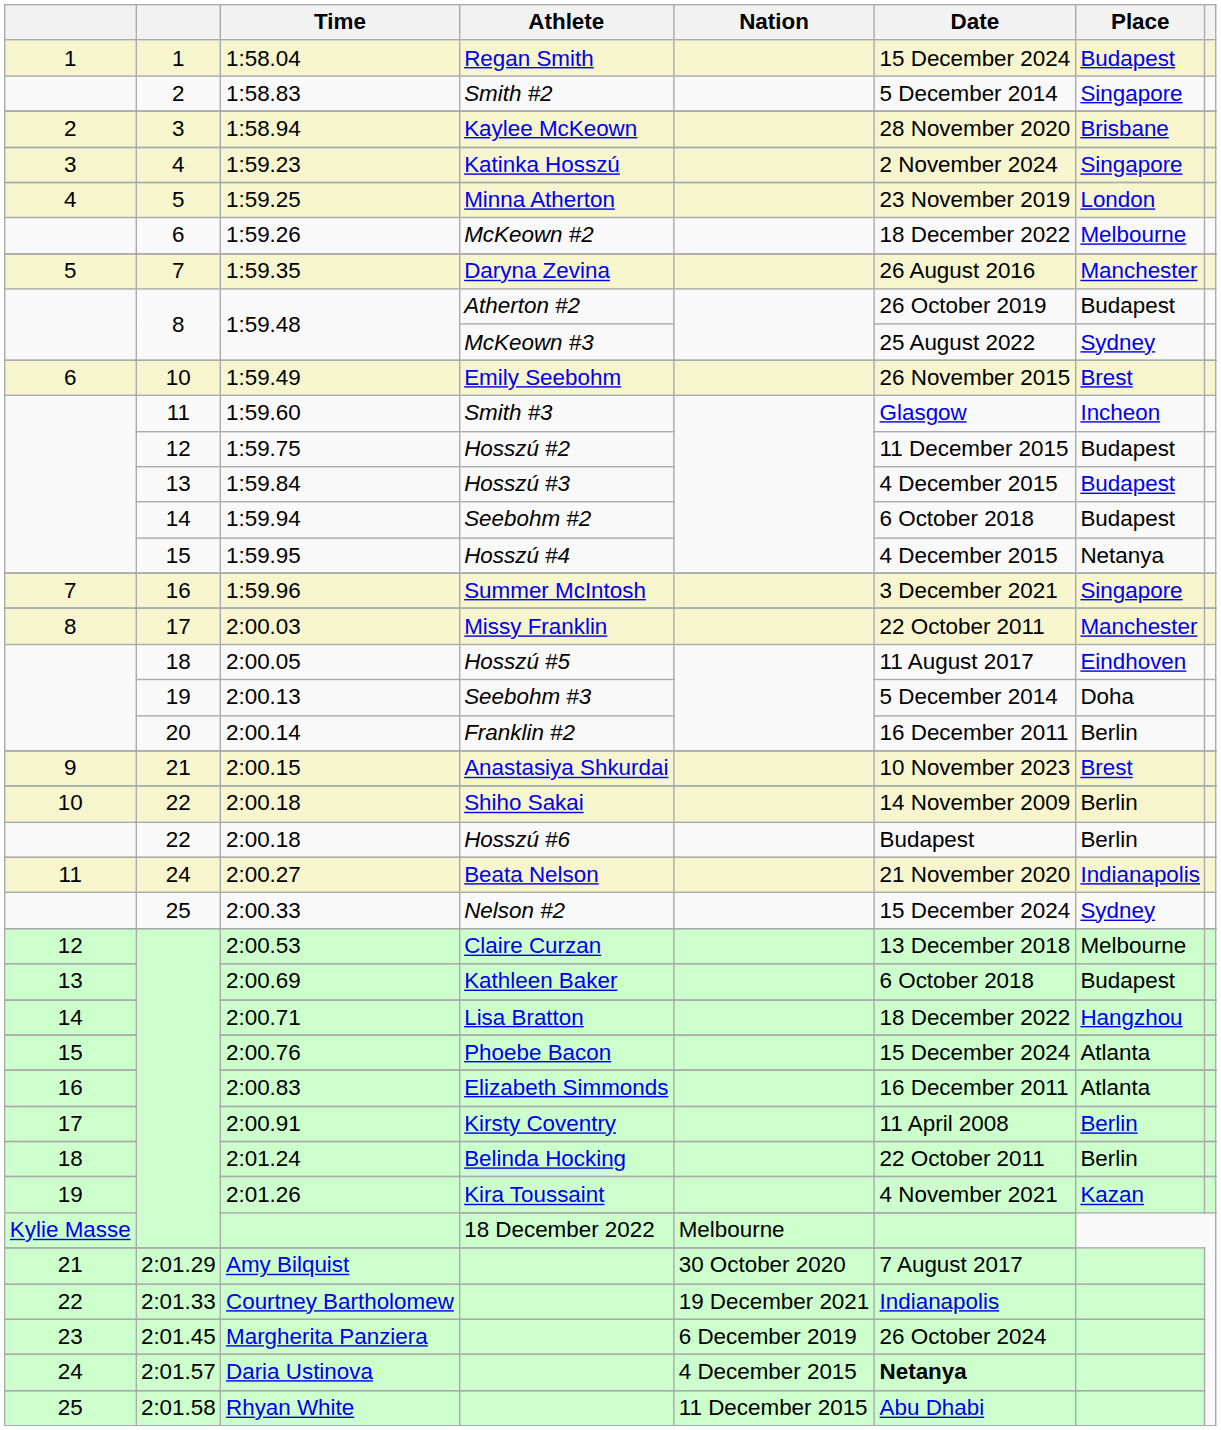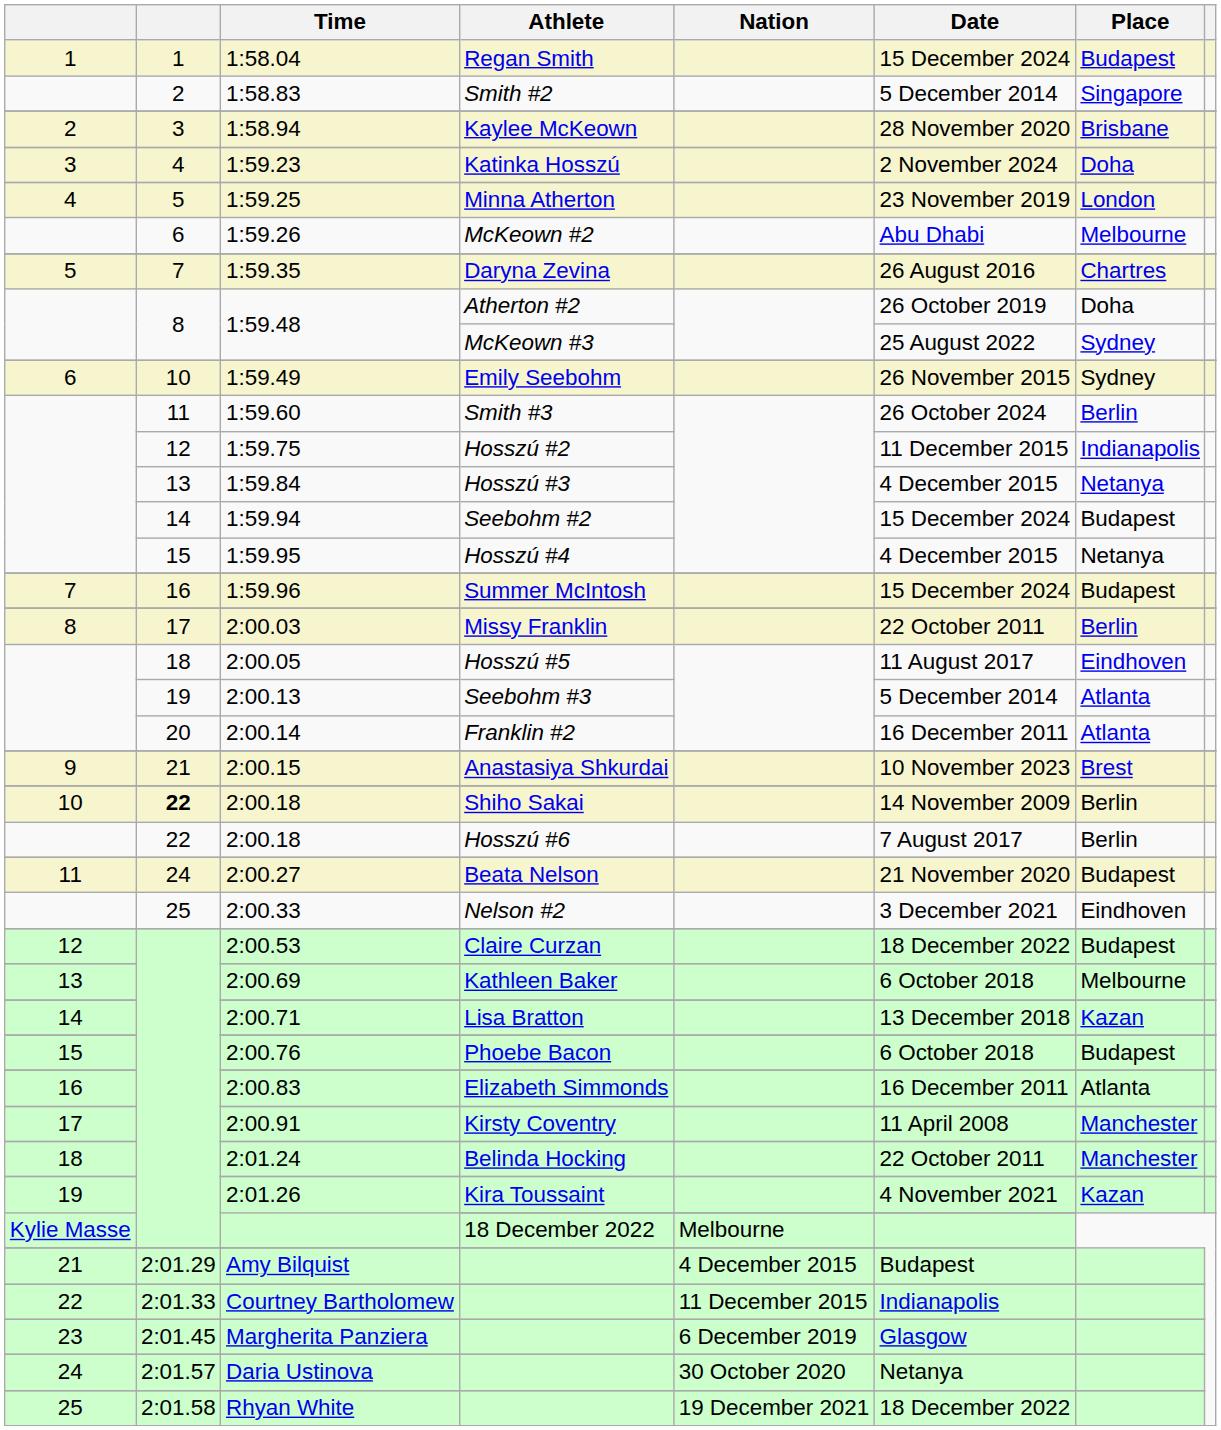(1131, 164) Singapore -> (1107, 164) Doha
(975, 235) 18 December 2022 -> (932, 235) Abu Dhabi
(1139, 270) Manchester -> (1123, 270) Chartres
(1128, 306) Budapest -> (1107, 306) Doha
(1107, 377) Brest -> (1118, 377) Sydney
(923, 413) Glasgow -> (963, 413) 26 October 2024
(1120, 413) Incheon -> (1109, 413) Berlin
(1128, 448) Budapest -> (1140, 448) Indianapolis
(1128, 484) Budapest -> (1122, 484) Netanya
(957, 519) 6 October 2018 -> (975, 519) 15 December 2024
(969, 590) 3 December 2021 -> (975, 590) 15 December 2024
(1131, 590) Singapore -> (1128, 590) Budapest
(1139, 626) Manchester -> (1109, 626) Berlin
(1107, 697) Doha -> (1115, 697) Atlanta
(1109, 732) Berlin -> (1115, 732) Atlanta
(178, 803) normal -> (178, 803) bold
(927, 839) Budapest -> (951, 839) 7 August 2017
(1140, 874) Indianapolis -> (1128, 874) Budapest
(975, 910) 15 December 2024 -> (969, 910) 3 December 2021
(1118, 910) Sydney -> (1133, 910) Eindhoven
(975, 945) 13 December 2018 -> (975, 945) 18 December 2022
(1133, 945) Melbourne -> (1128, 945) Budapest
(1128, 981) Budapest -> (1133, 981) Melbourne
(975, 1016) 18 December 2022 -> (975, 1016) 13 December 2018
(1131, 1016) Hangzhou -> (1112, 1016) Kazan
(975, 1052) 15 December 2024 -> (957, 1052) 6 October 2018
(1115, 1052) Atlanta -> (1128, 1052) Budapest
(1109, 1123) Berlin -> (1139, 1123) Manchester
(1109, 1159) Berlin -> (1139, 1159) Manchester
(762, 1265) 30 October 2020 -> (768, 1265) 4 December 2015
(951, 1265) 7 August 2017 -> (927, 1265) Budapest
(774, 1301) 19 December 2021 -> (773, 1301) 11 December 2015
(963, 1336) 26 October 2024 -> (923, 1336) Glasgow
(768, 1372) 4 December 2015 -> (762, 1372) 30 October 2020
(923, 1372) bold -> (921, 1372) normal
(773, 1407) 11 December 2015 -> (774, 1407) 19 December 2021
(932, 1407) Abu Dhabi -> (975, 1407) 18 December 2022
